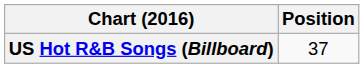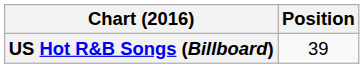(318, 48) 37 -> (318, 48) 39
